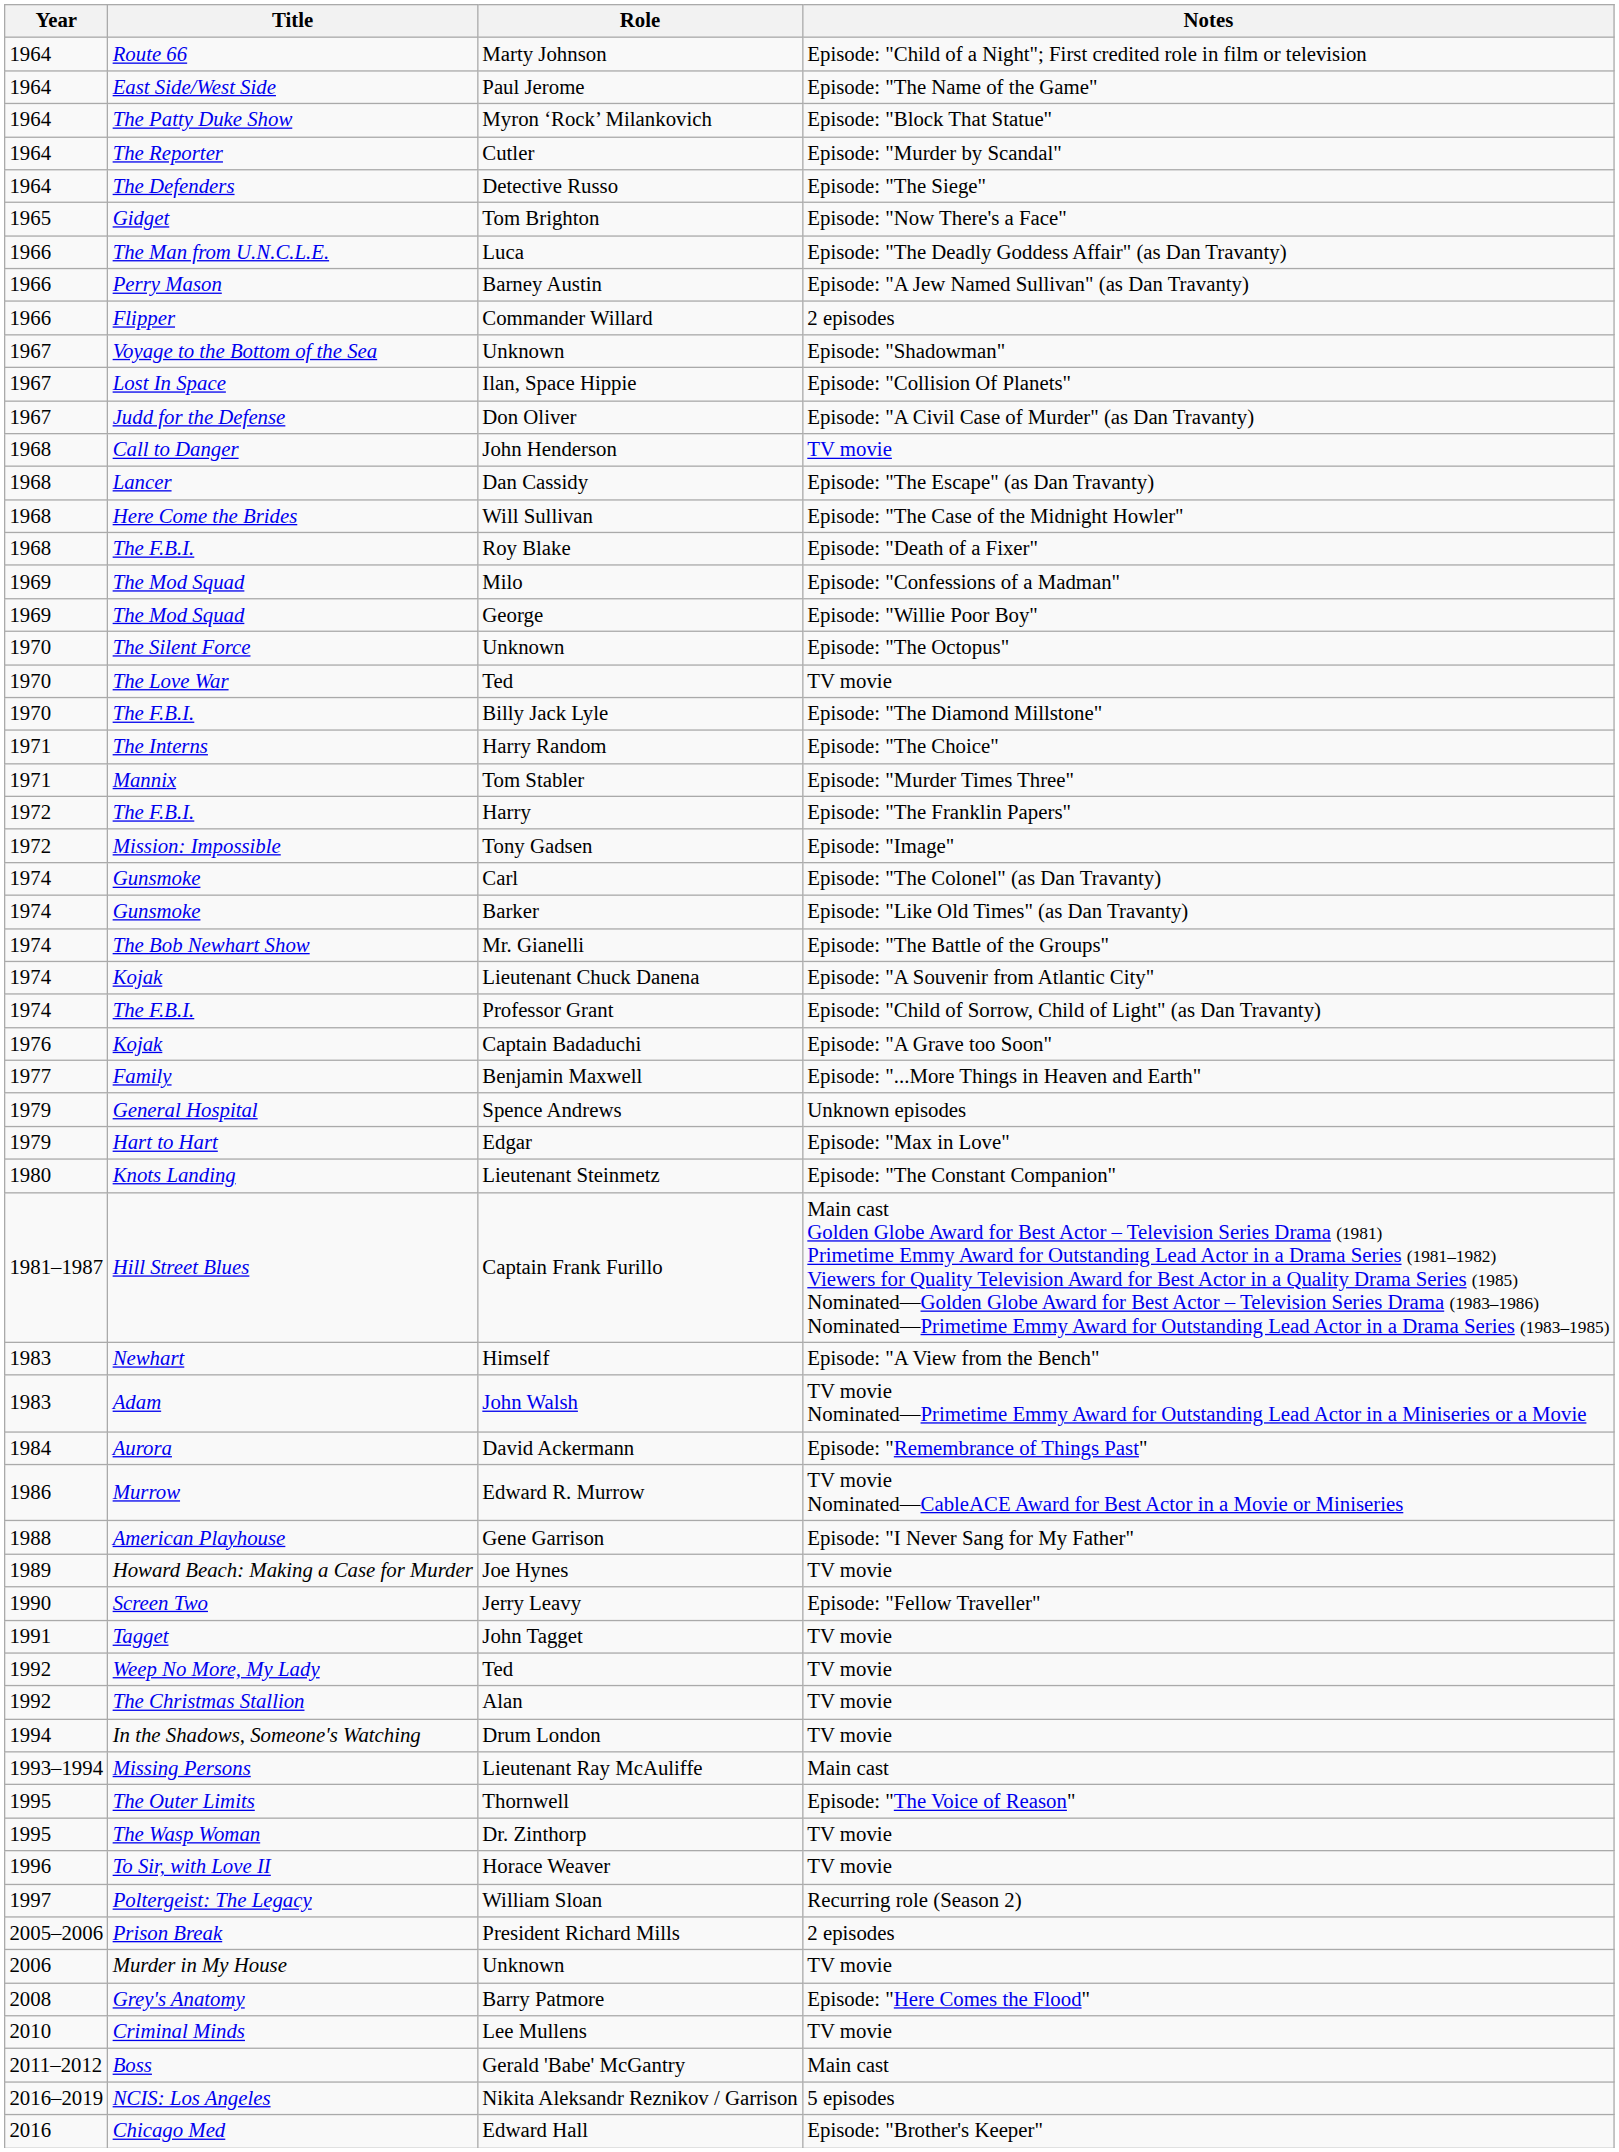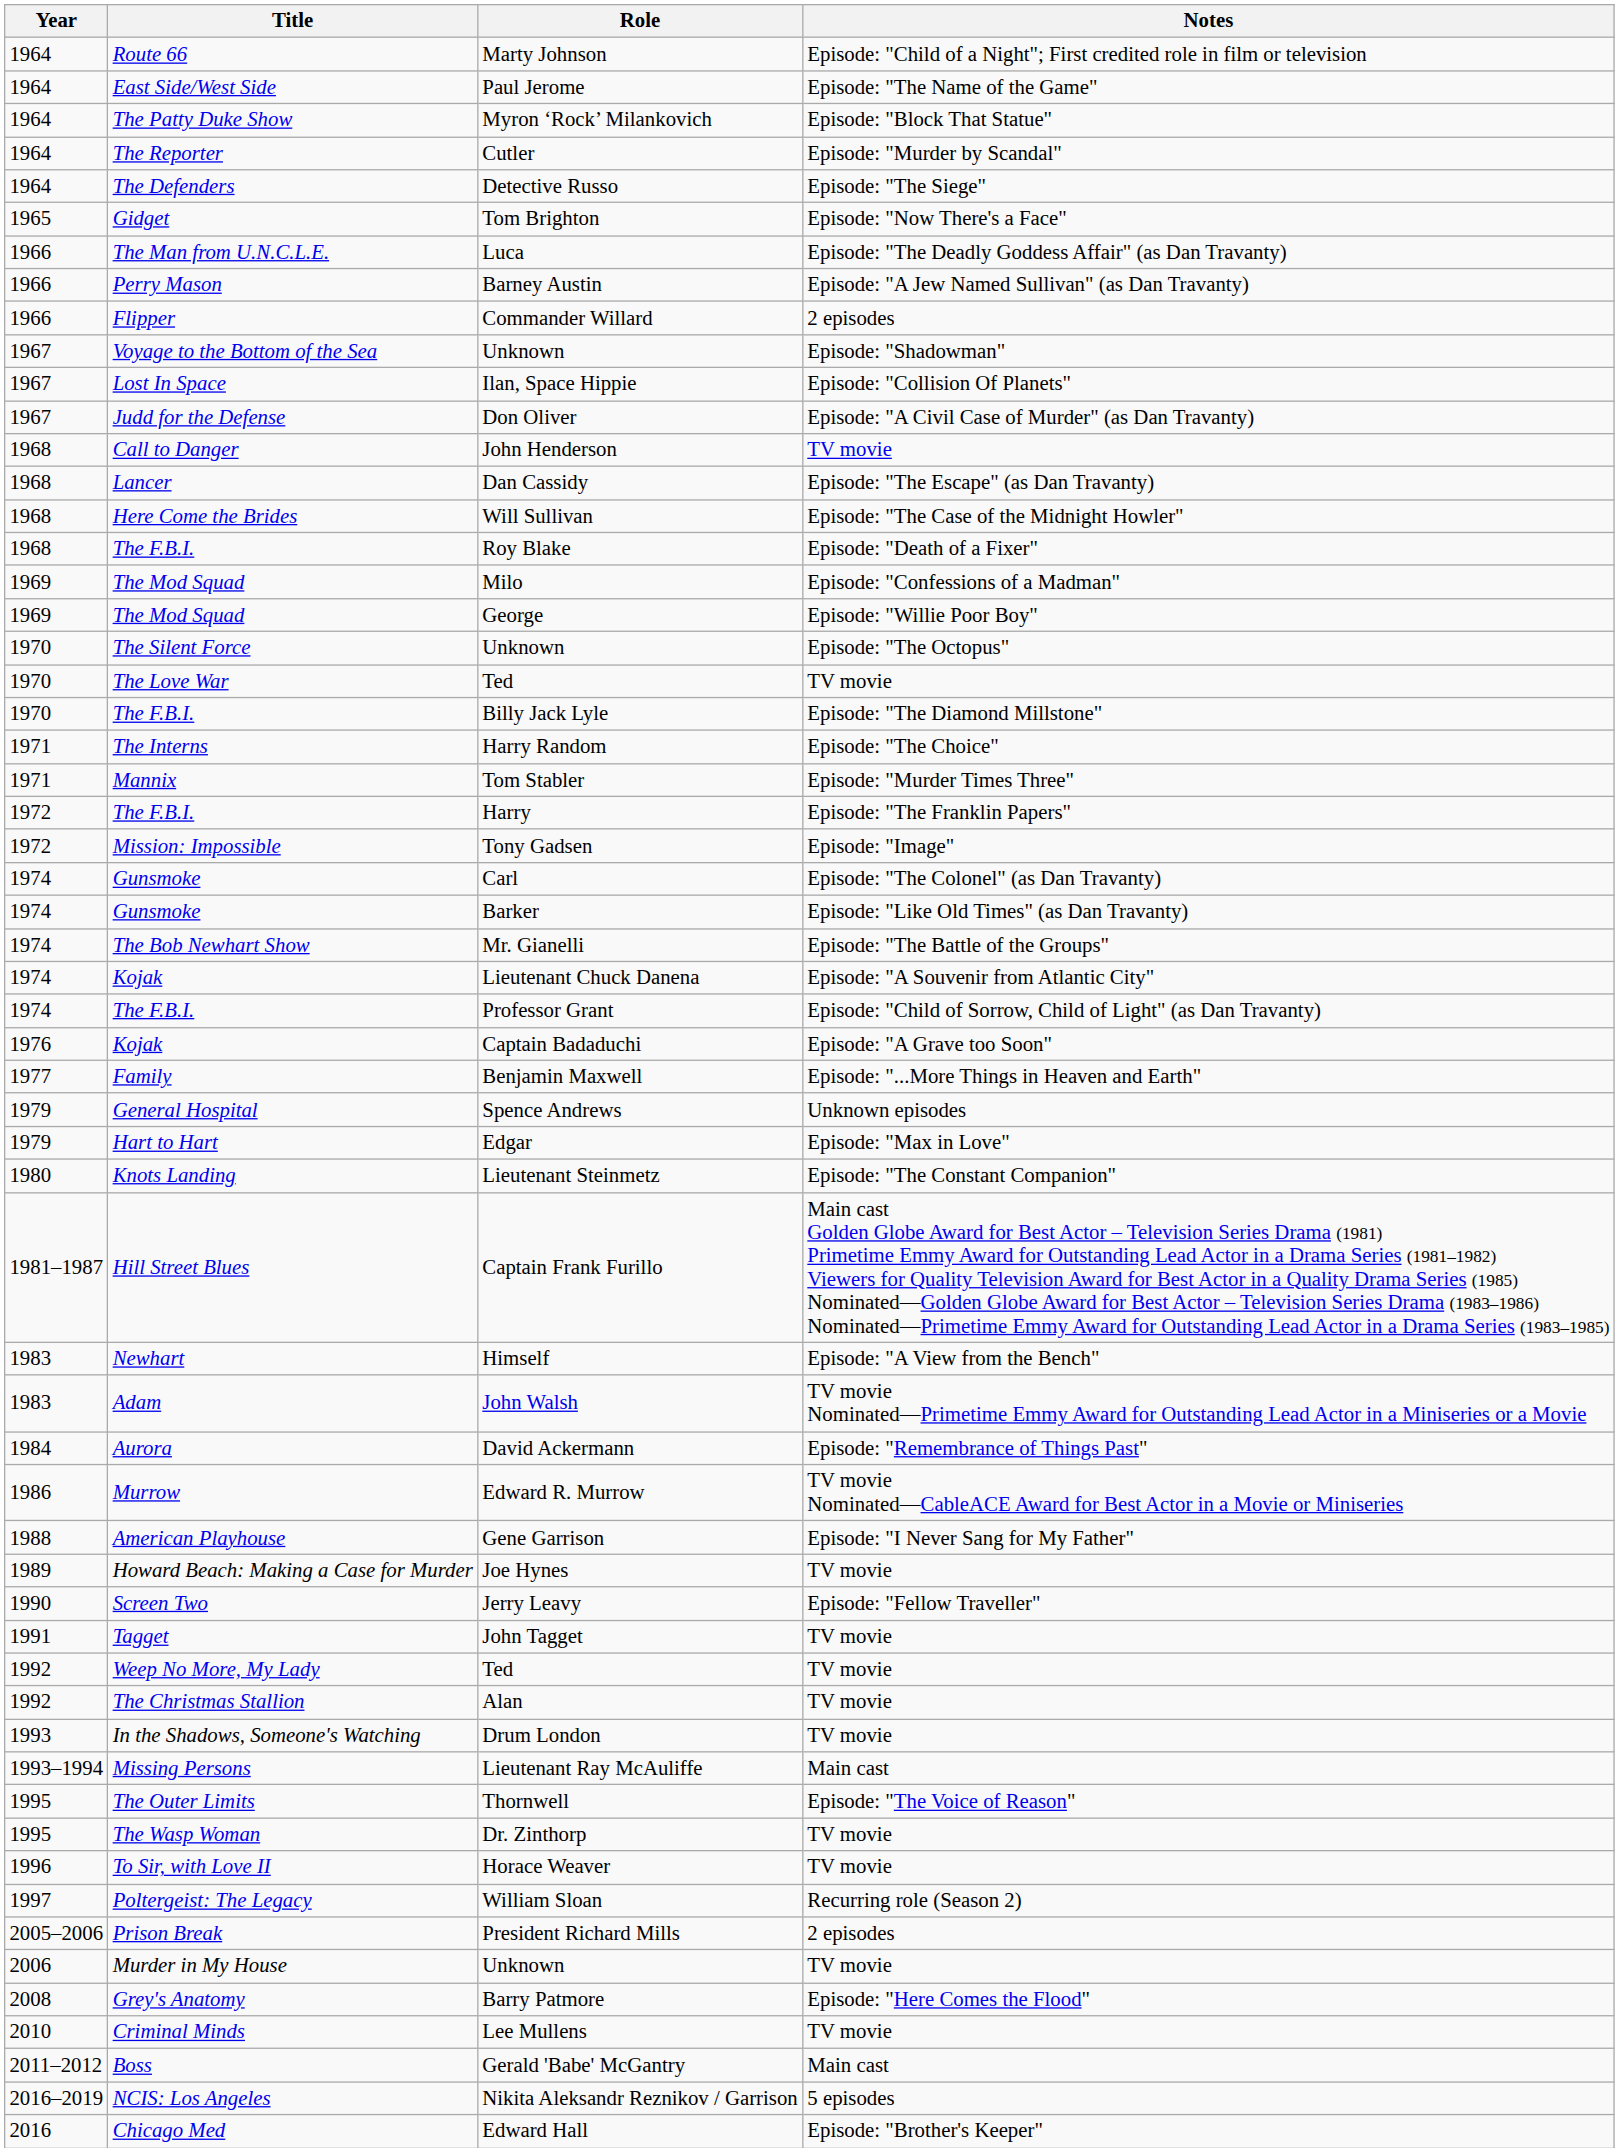(30, 1735) 1994 -> (30, 1735) 1993
